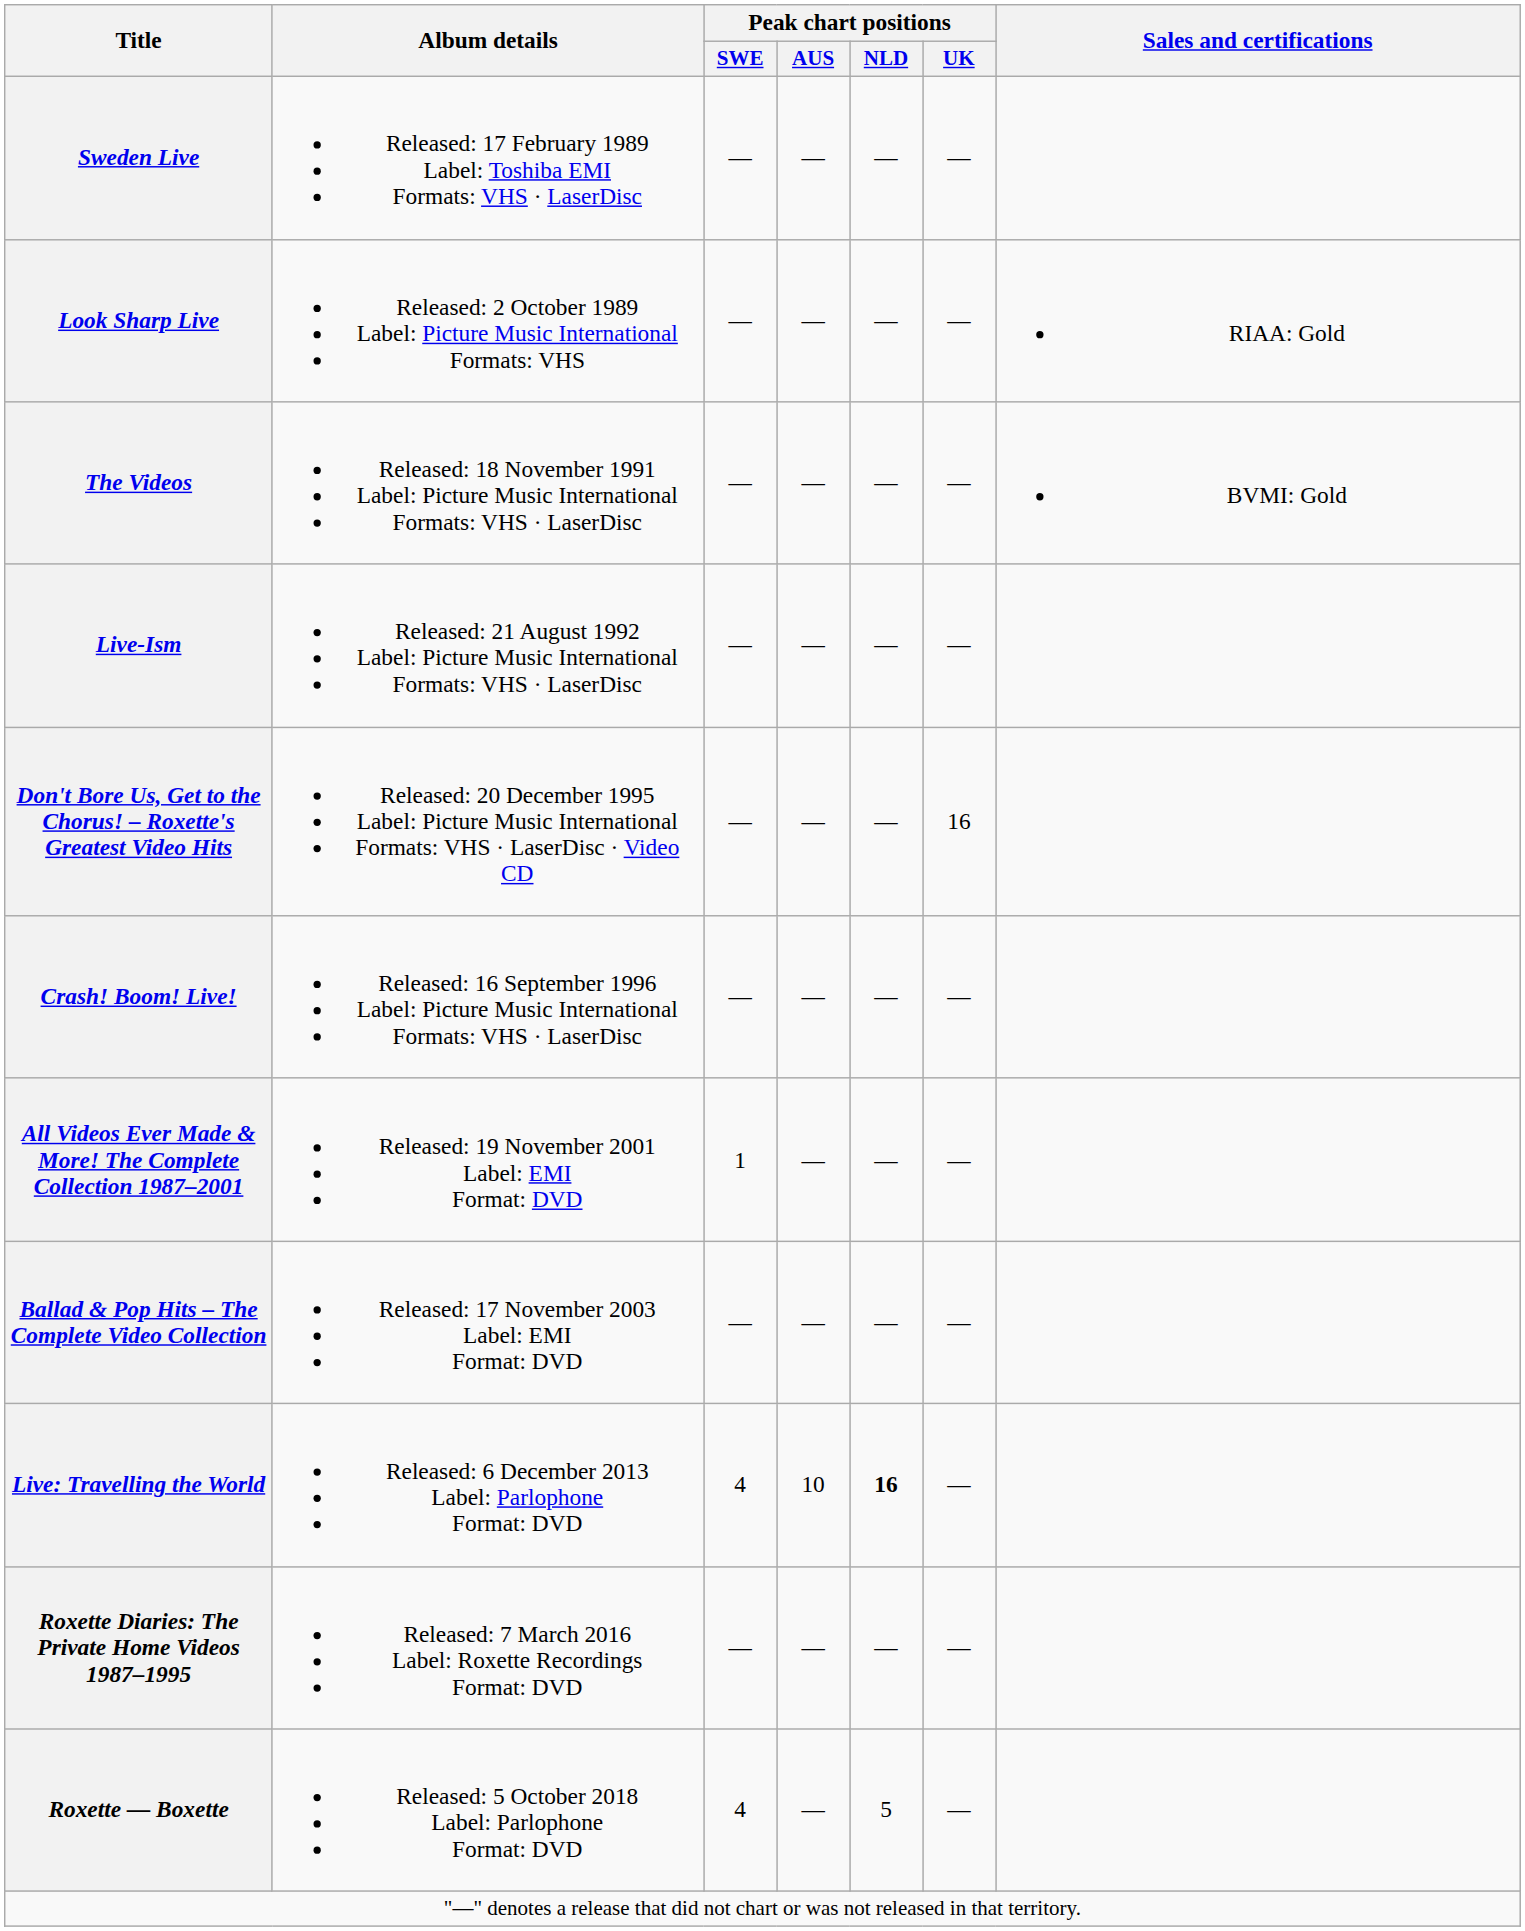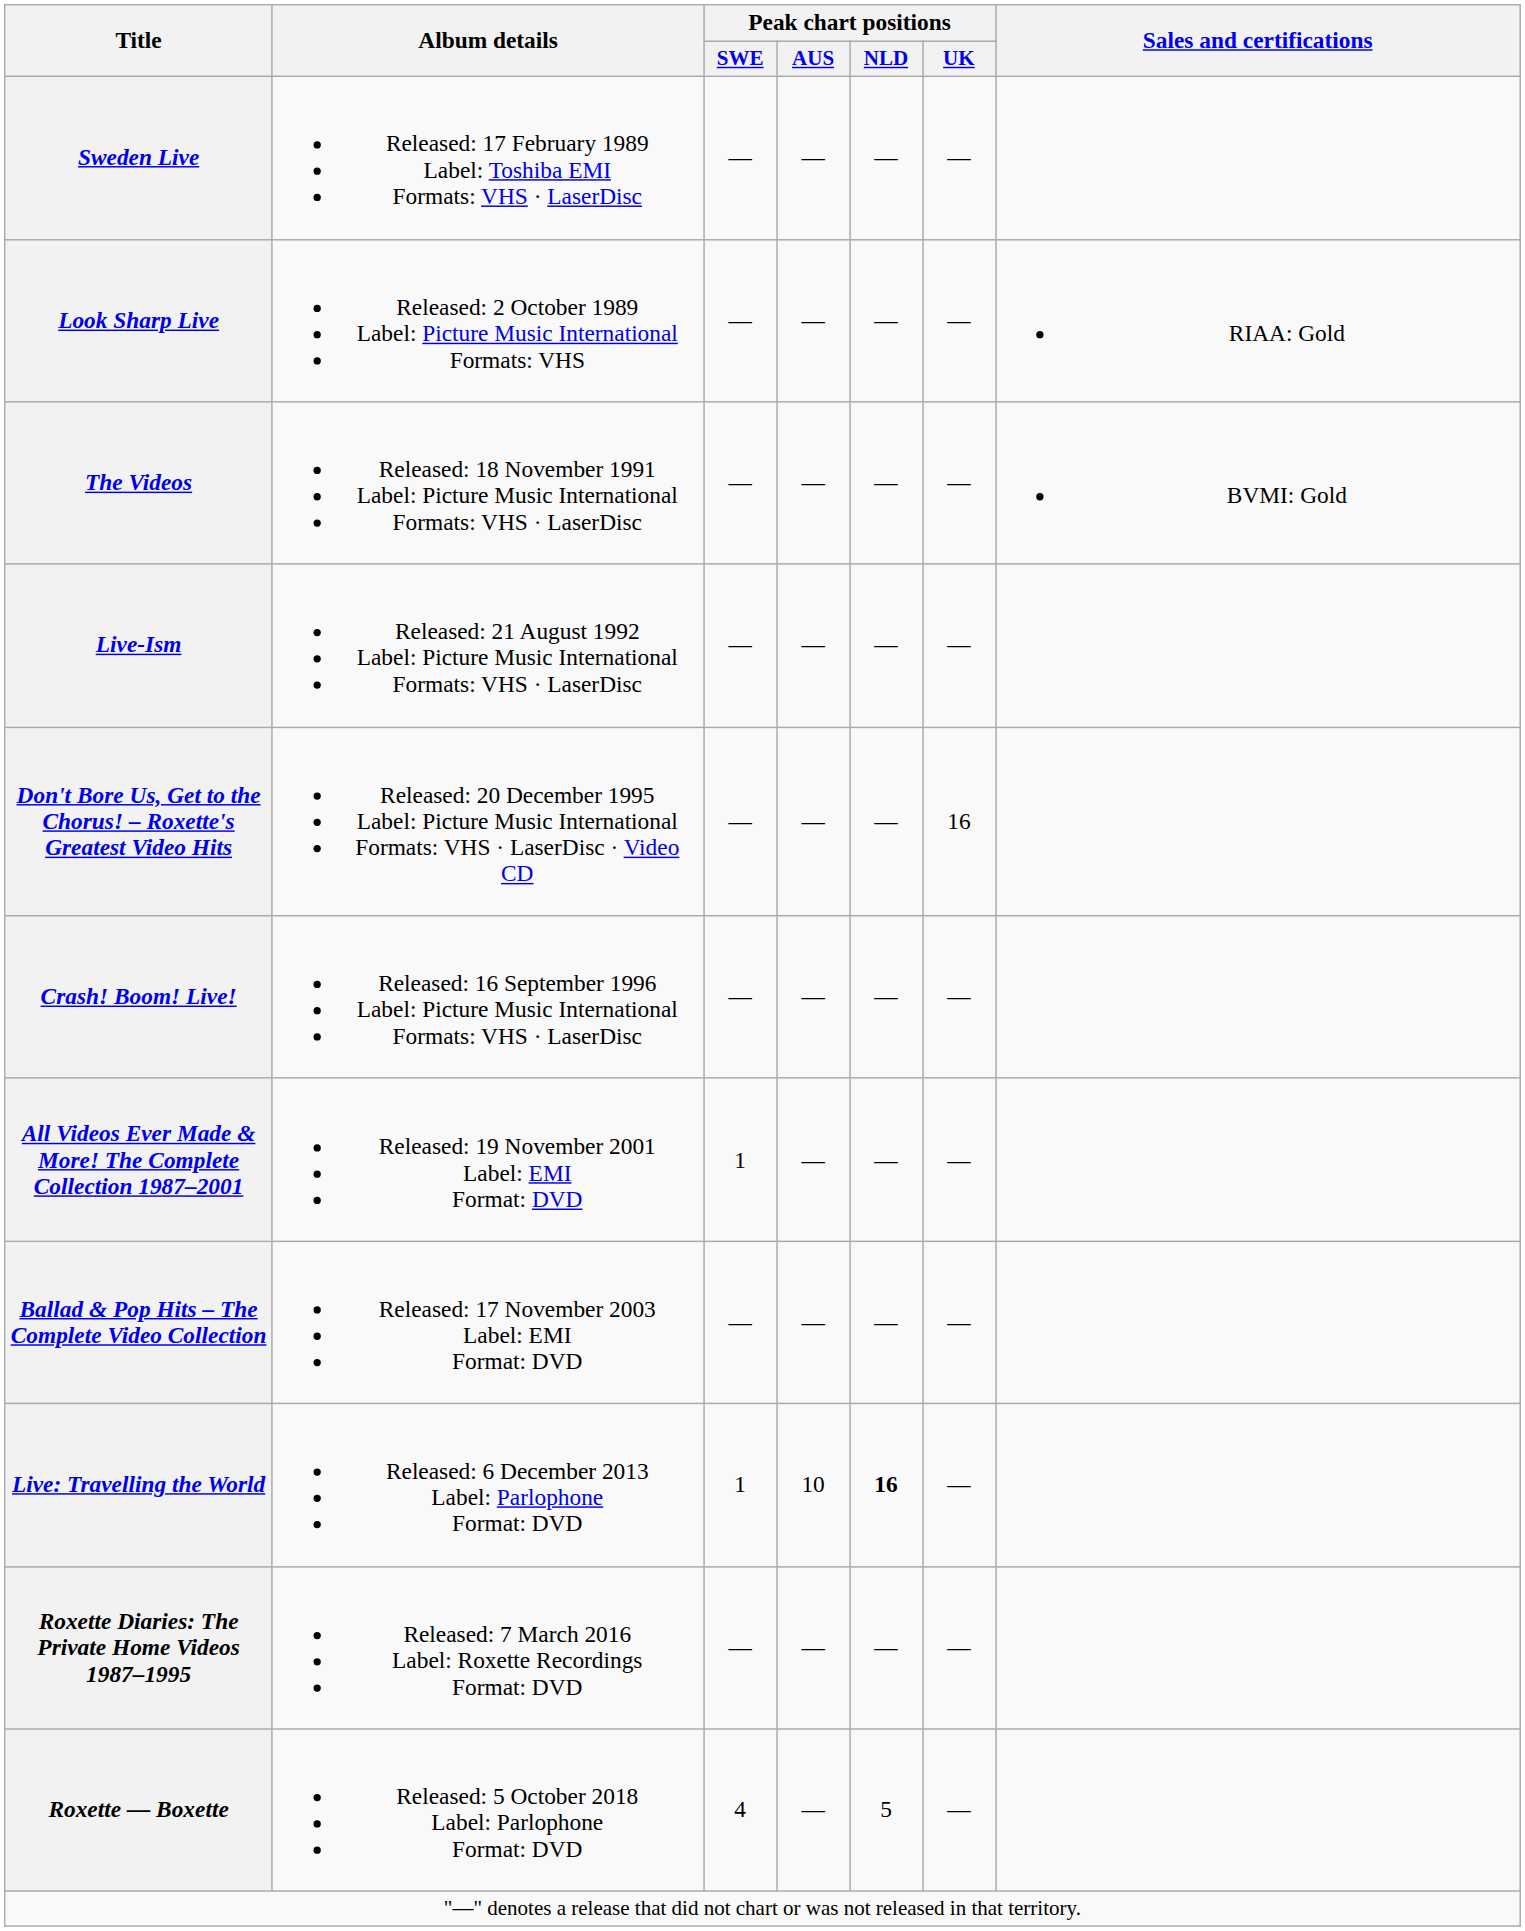(740, 1484) 4 -> (740, 1484) 1
